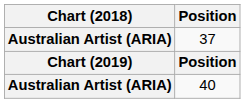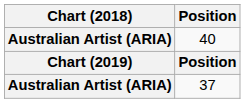rows swapped: (208, 39) <-> (208, 86)
